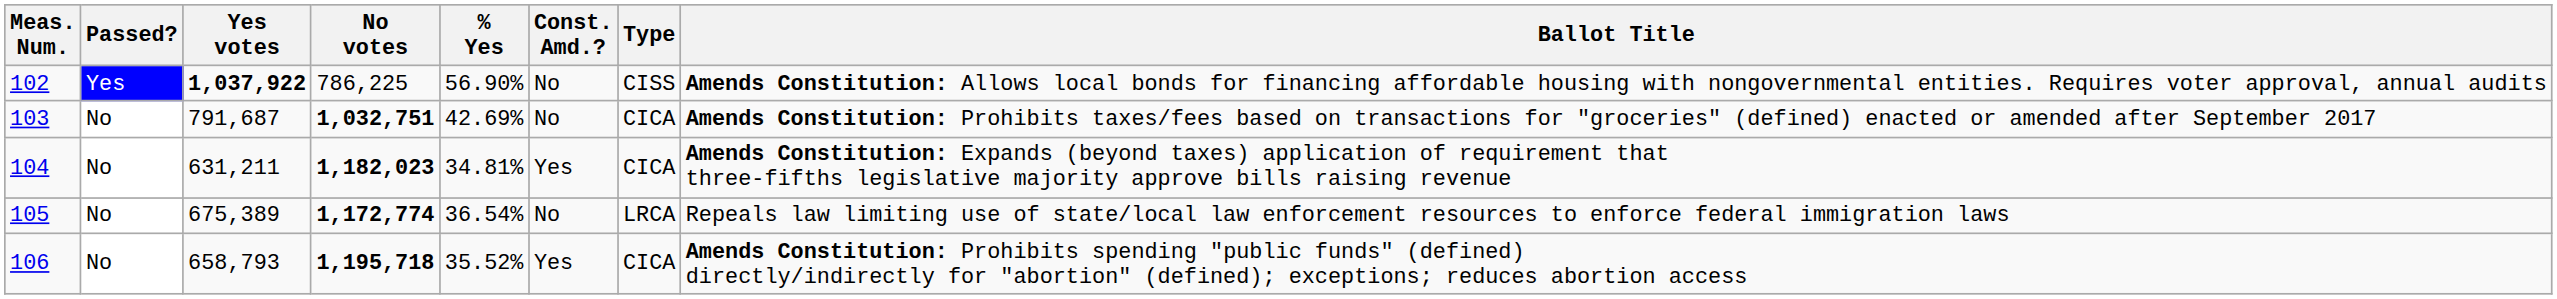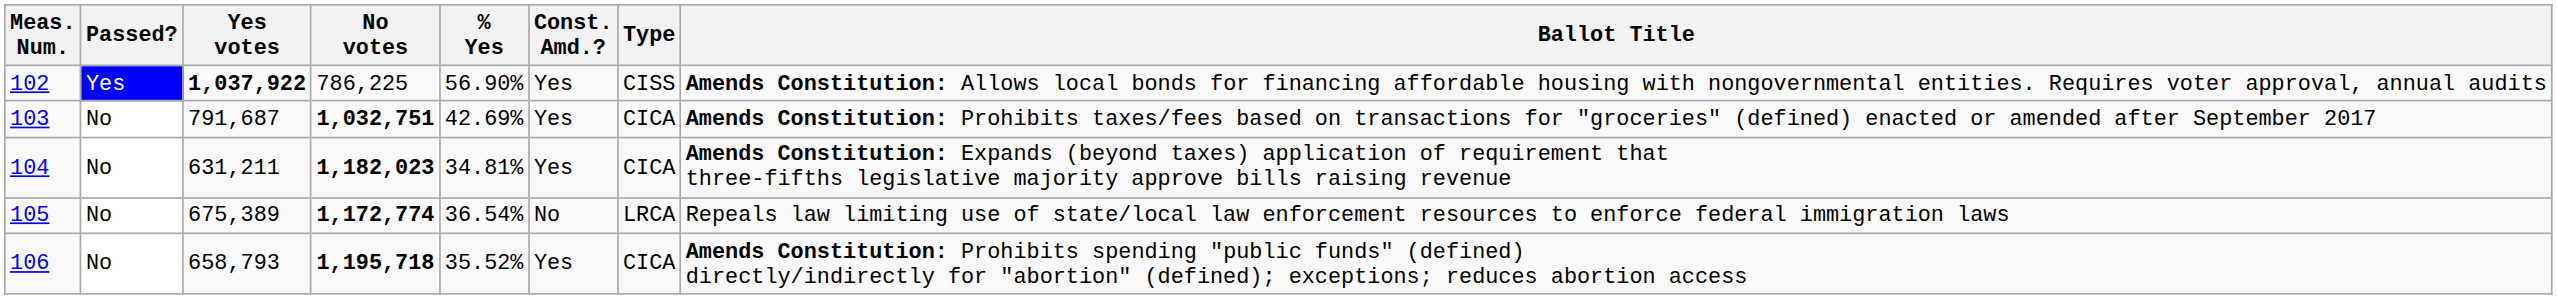(547, 83) No -> (554, 83) Yes
(547, 119) No -> (554, 119) Yes
